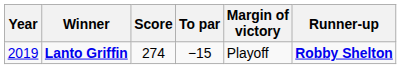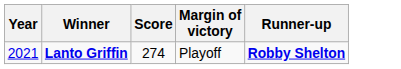- column: (200, 23)
(23, 53) 2019 -> (23, 53) 2021
